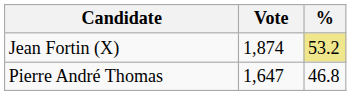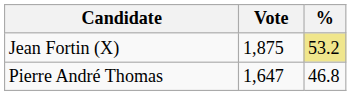(263, 47) 1,874 -> (263, 47) 1,875
